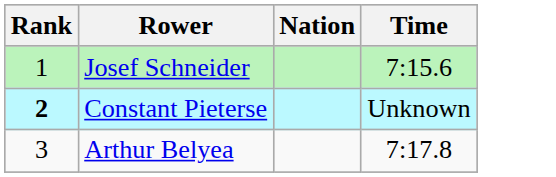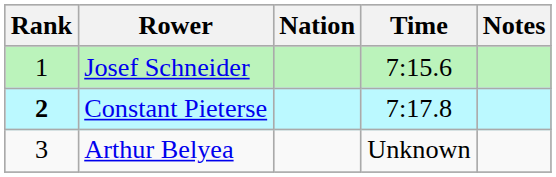+ column: (514, 25)
(419, 108) Unknown -> (419, 108) 7:17.8
(419, 150) 7:17.8 -> (419, 150) Unknown
